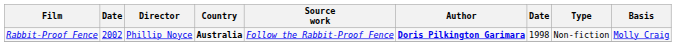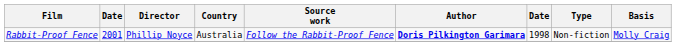(112, 35) 2002 -> (112, 35) 2001
(219, 35) bold -> (219, 35) normal
